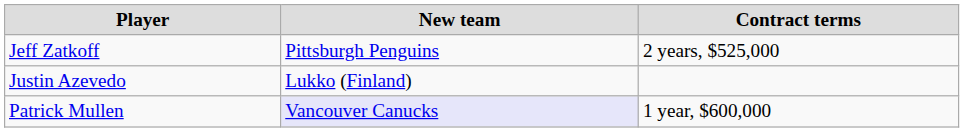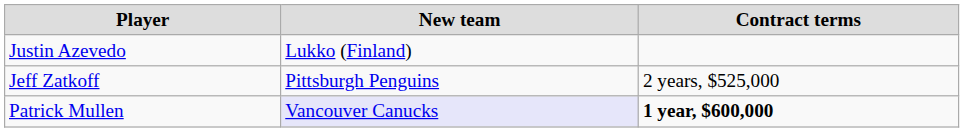rows swapped: (67, 80) <-> (54, 50)
(707, 111) normal -> (708, 111) bold
